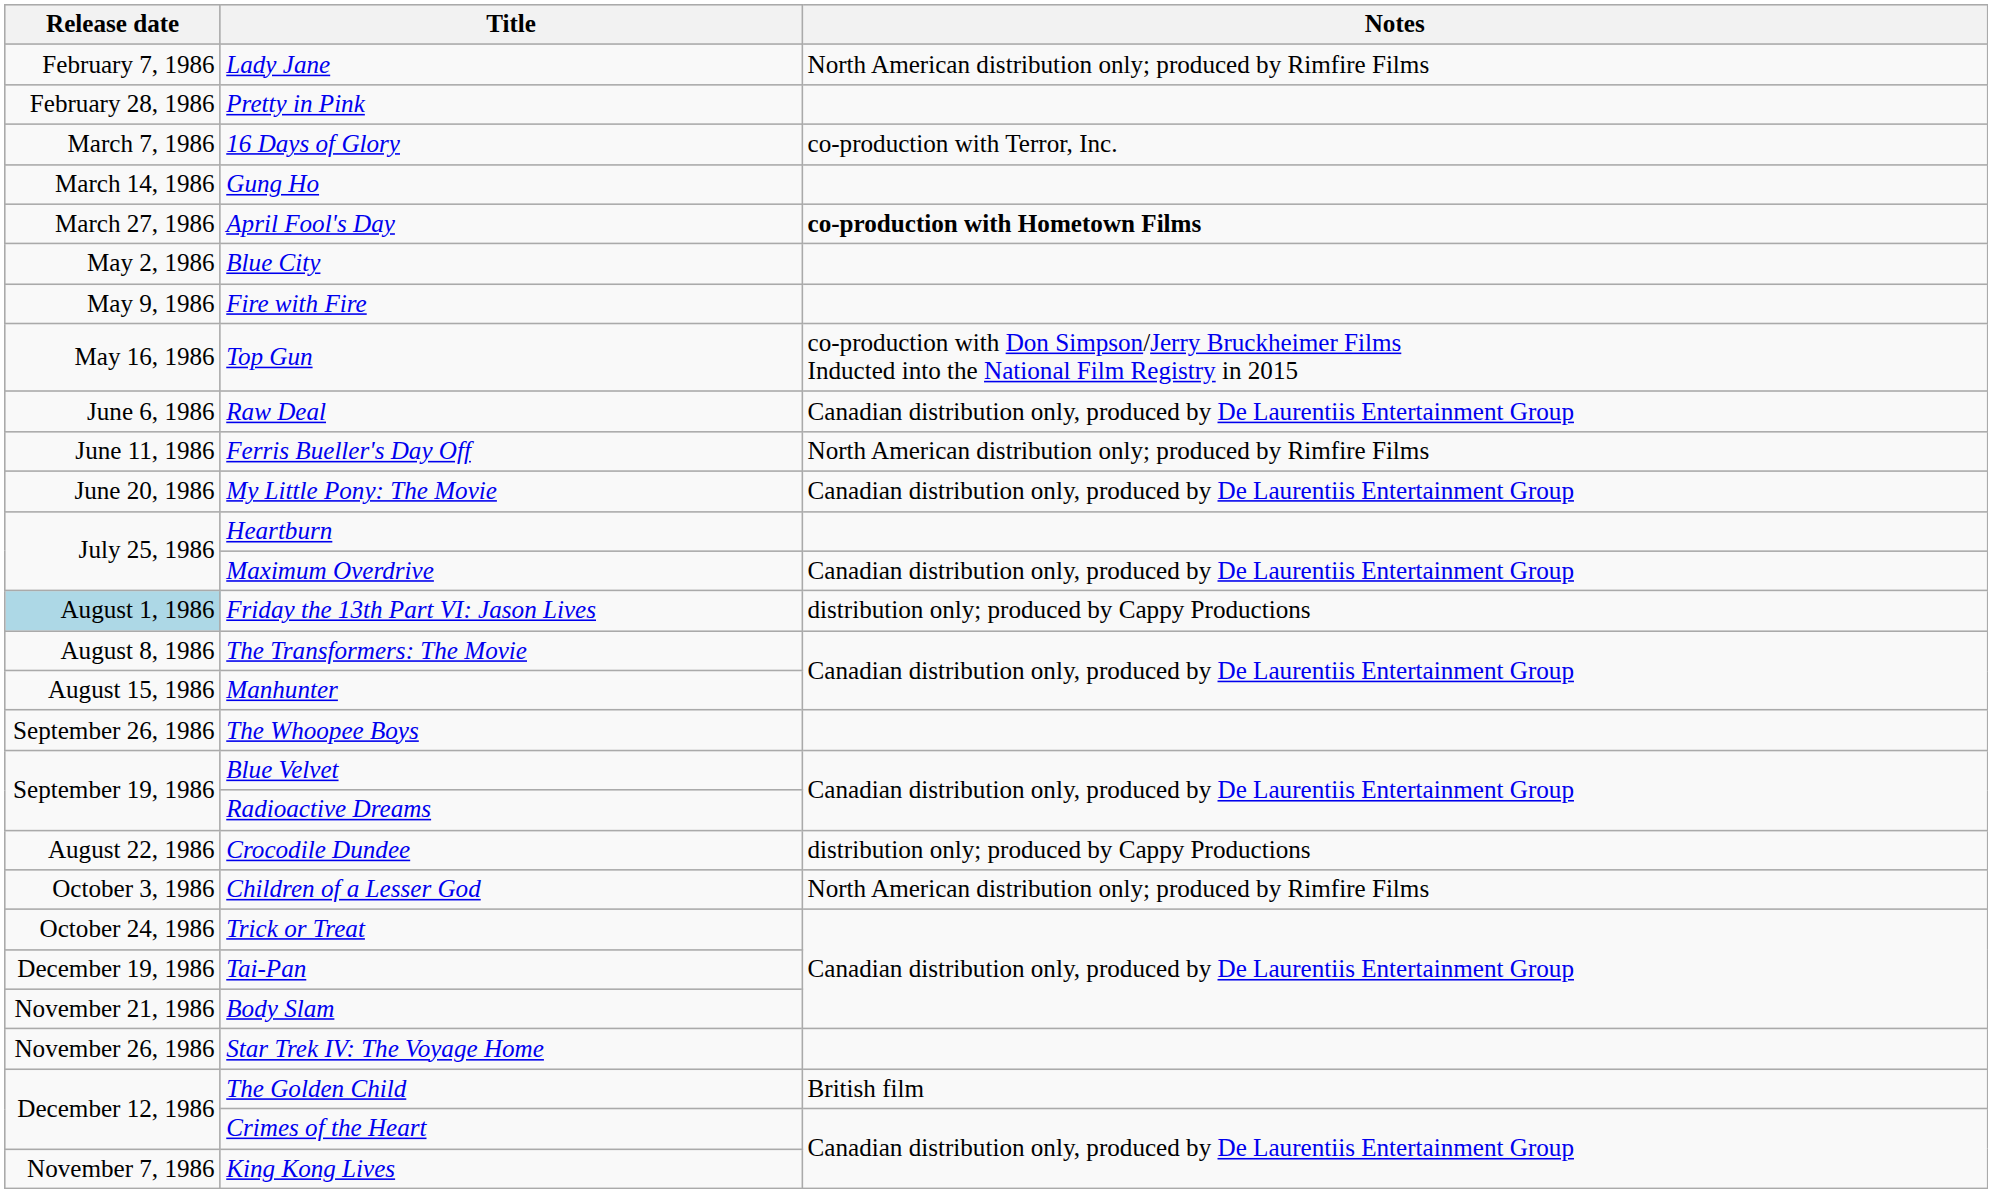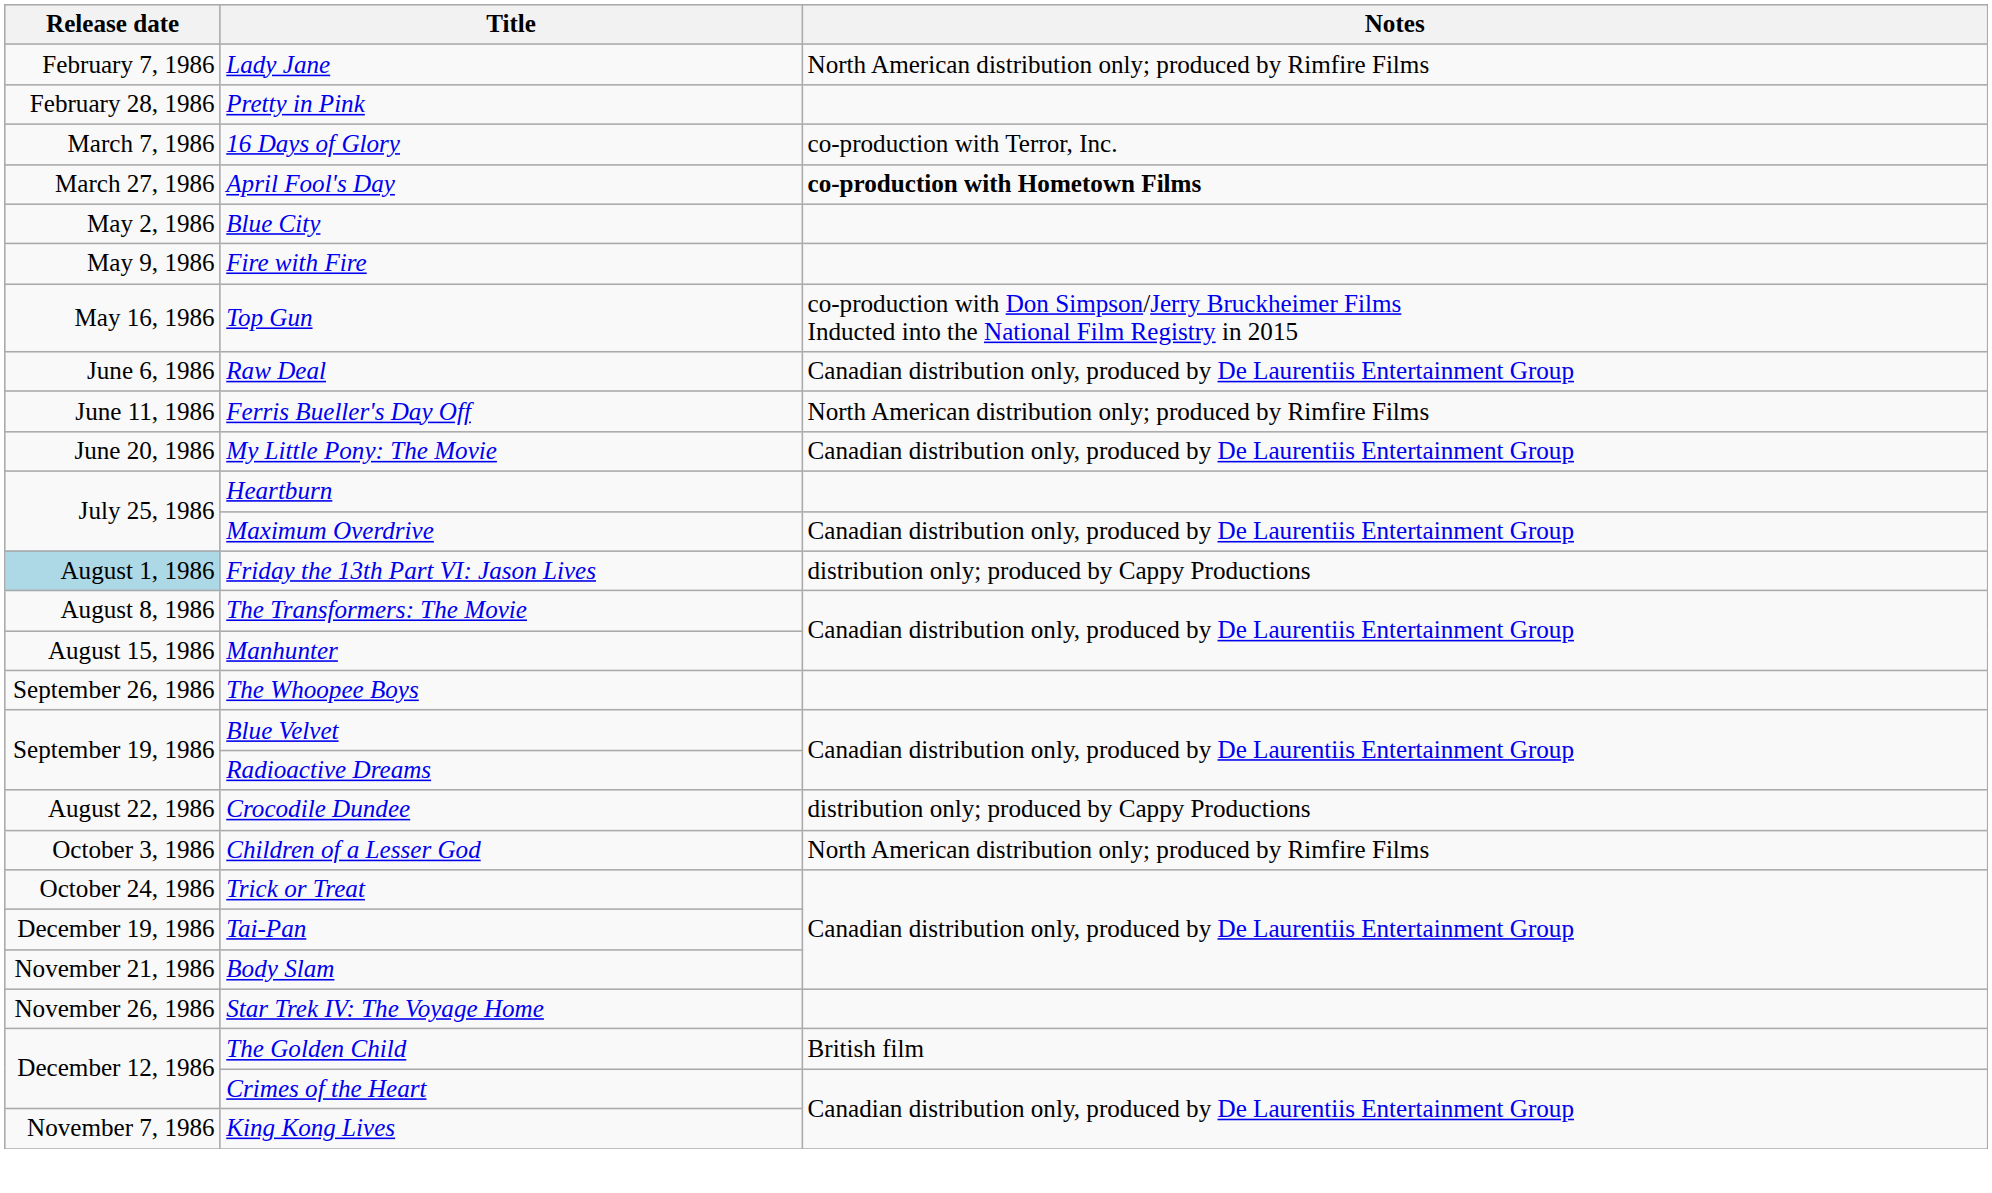- row: (273, 183)
